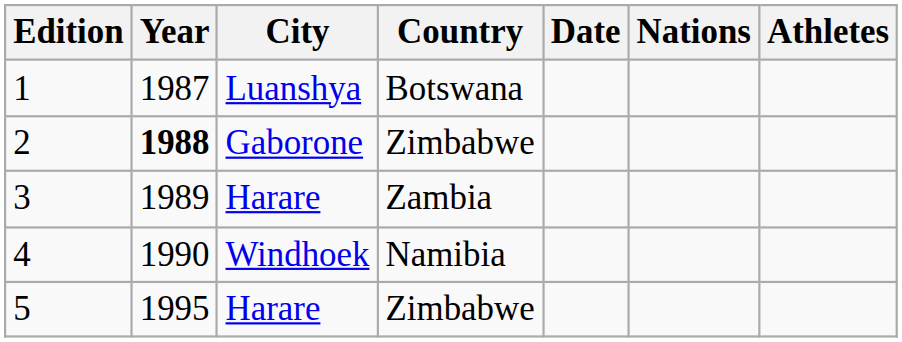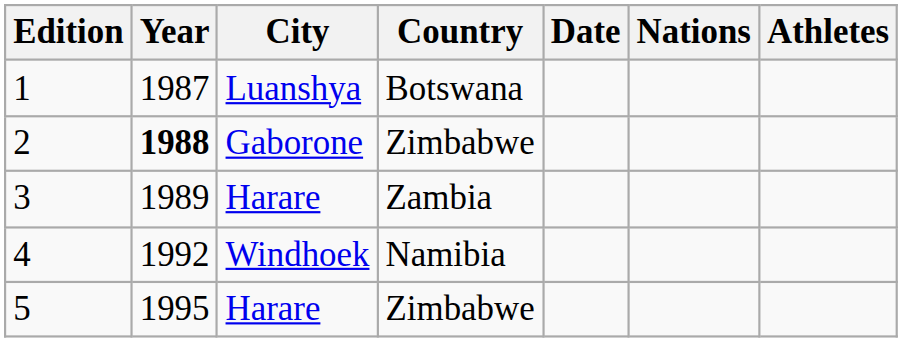(175, 253) 1990 -> (175, 253) 1992
